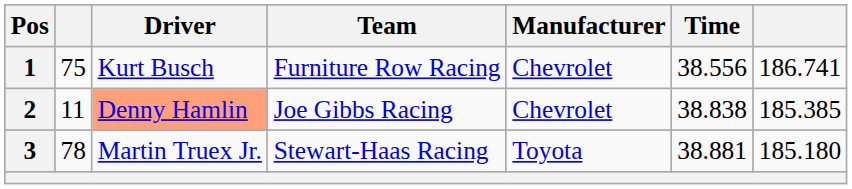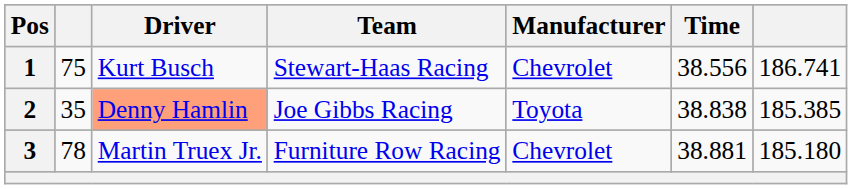(387, 67) Furniture Row Racing -> (381, 67) Stewart-Haas Racing
(73, 109) 11 -> (73, 109) 35
(562, 109) Chevrolet -> (547, 109) Toyota
(381, 151) Stewart-Haas Racing -> (387, 151) Furniture Row Racing
(547, 151) Toyota -> (562, 151) Chevrolet
